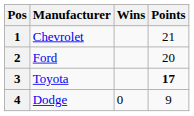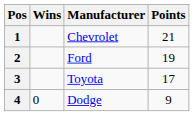columns swapped: (72, 15) <-> (131, 15)
(168, 57) 20 -> (168, 57) 19
(168, 79) bold -> (168, 79) normal
